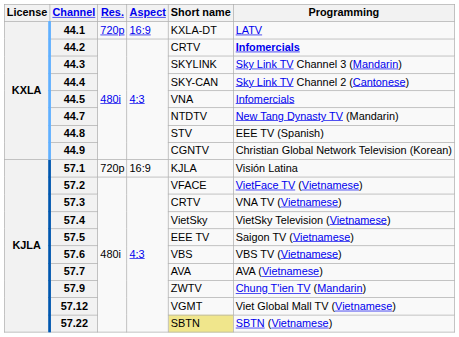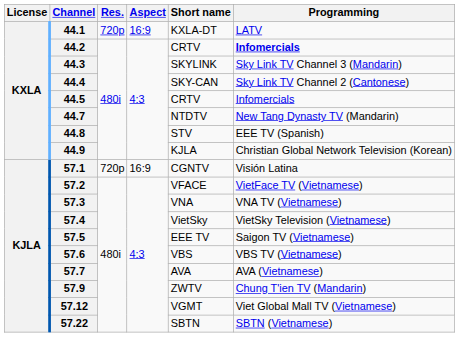(182, 99) VNA -> (186, 99) CRTV
(190, 151) CGNTV -> (184, 151) KJLA
(184, 168) KJLA -> (190, 168) CGNTV
(186, 202) CRTV -> (182, 202) VNA
(185, 323) khaki background -> (185, 323) no background
